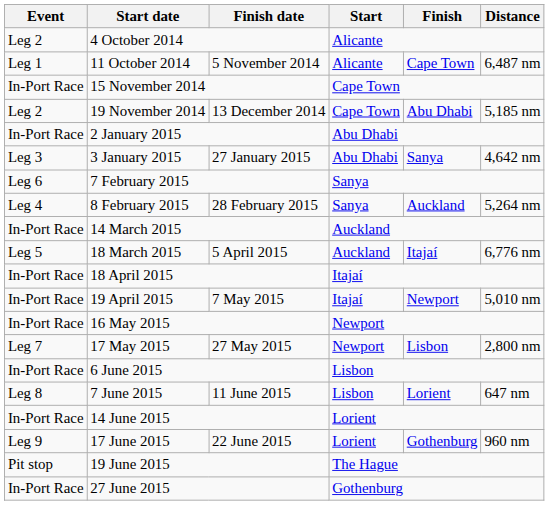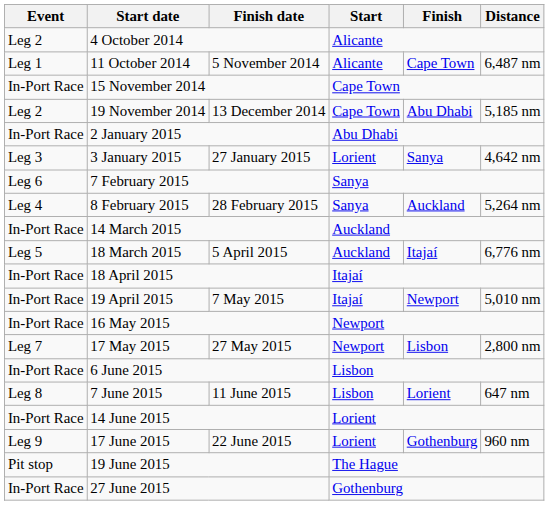(365, 157) Abu Dhabi -> (354, 157) Lorient
